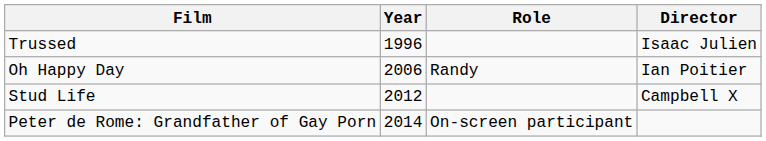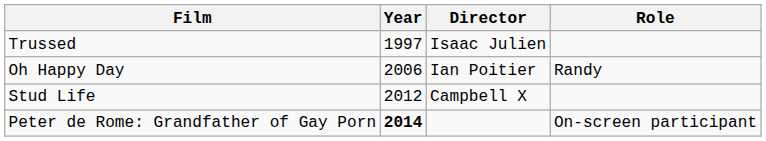columns swapped: (532, 18) <-> (699, 18)
(403, 44) 1996 -> (403, 44) 1997
(403, 123) normal -> (403, 123) bold
